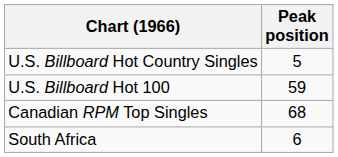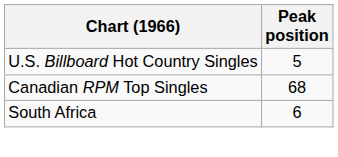- row: (89, 87)
